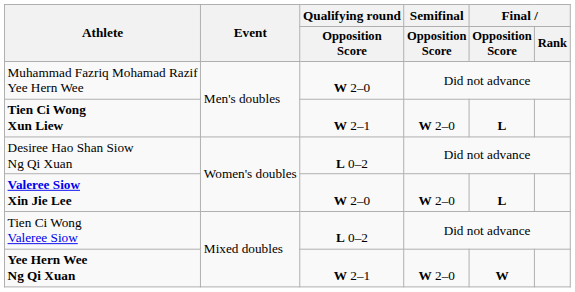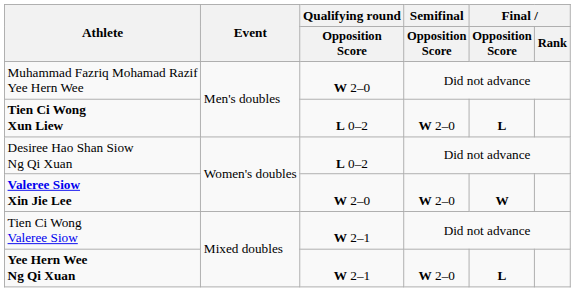(352, 126) W 2–1 -> (352, 126) L 0–2
(502, 201) L -> (502, 201) W
(352, 238) L 0–2 -> (352, 238) W 2–1
(502, 276) W -> (502, 276) L
